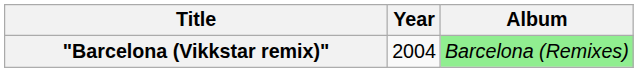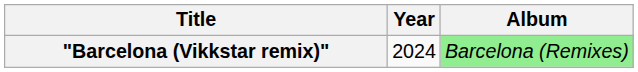(414, 51) 2004 -> (414, 51) 2024
